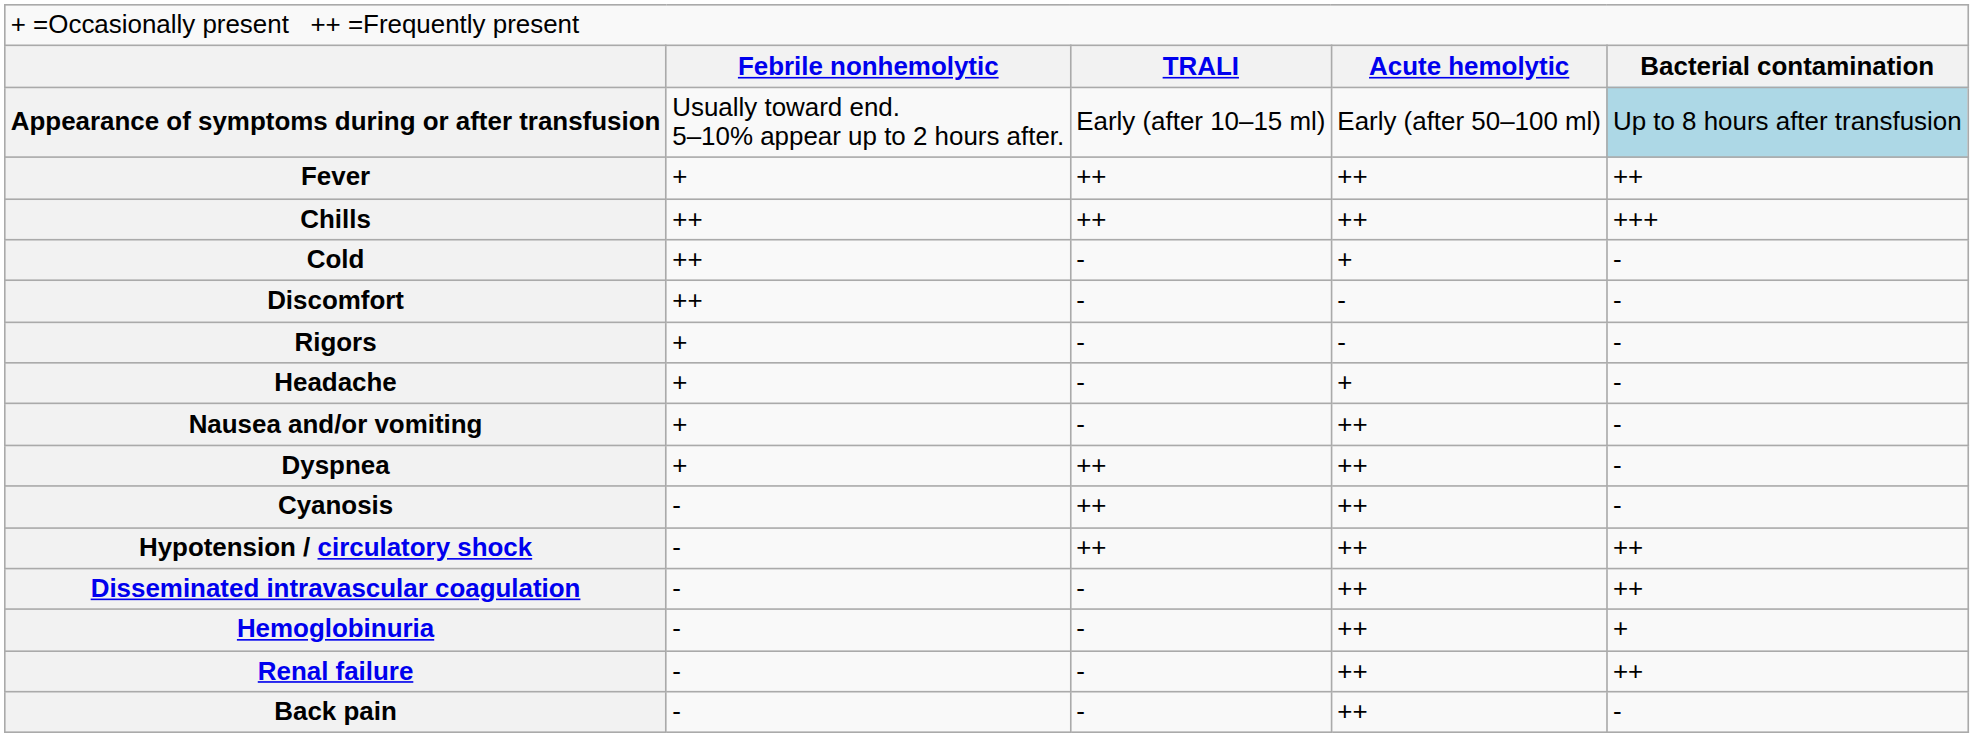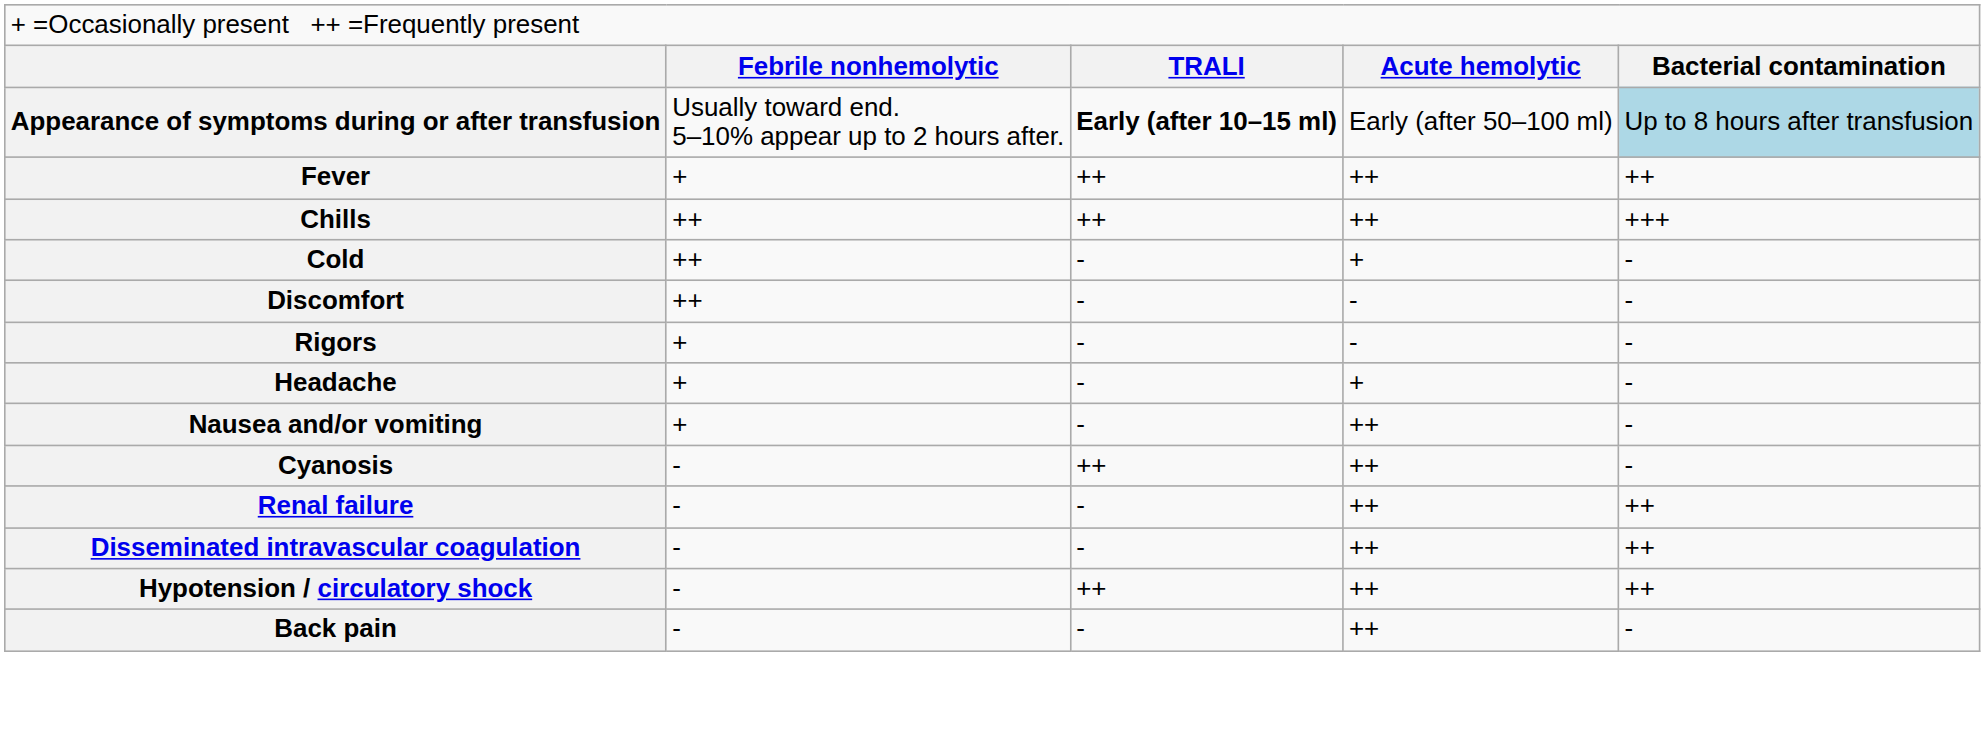(1201, 121) normal -> (1207, 121) bold
- row: (336, 465)
rows swapped: (336, 547) <-> (336, 670)
- row: (336, 629)
